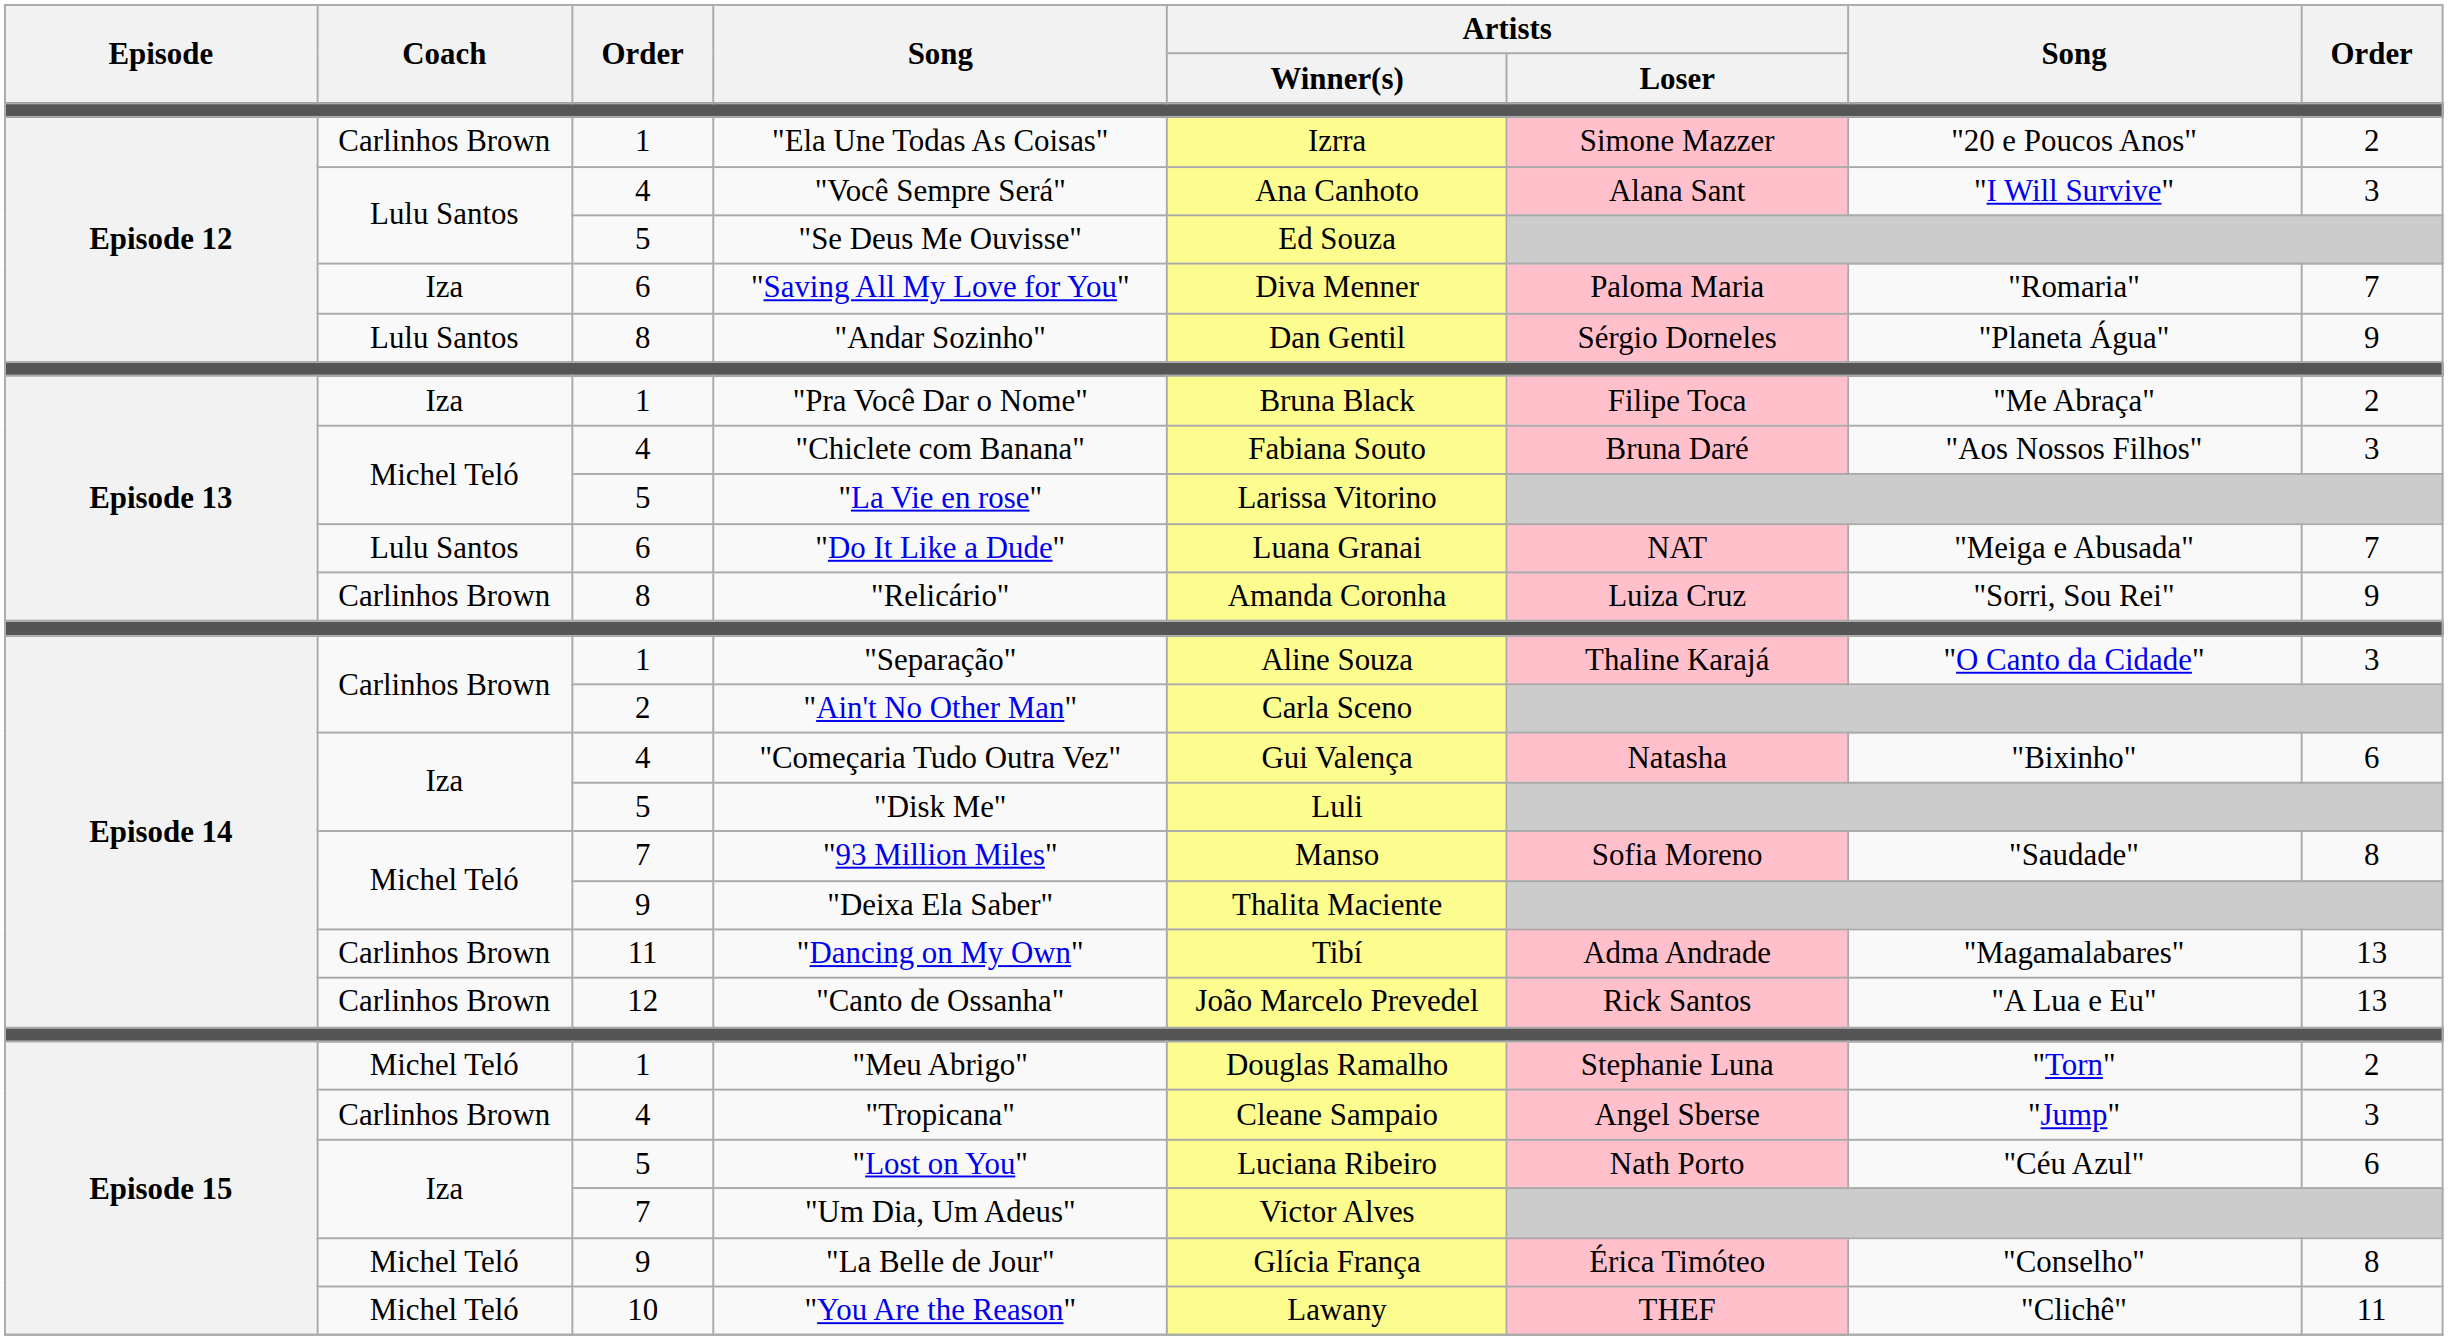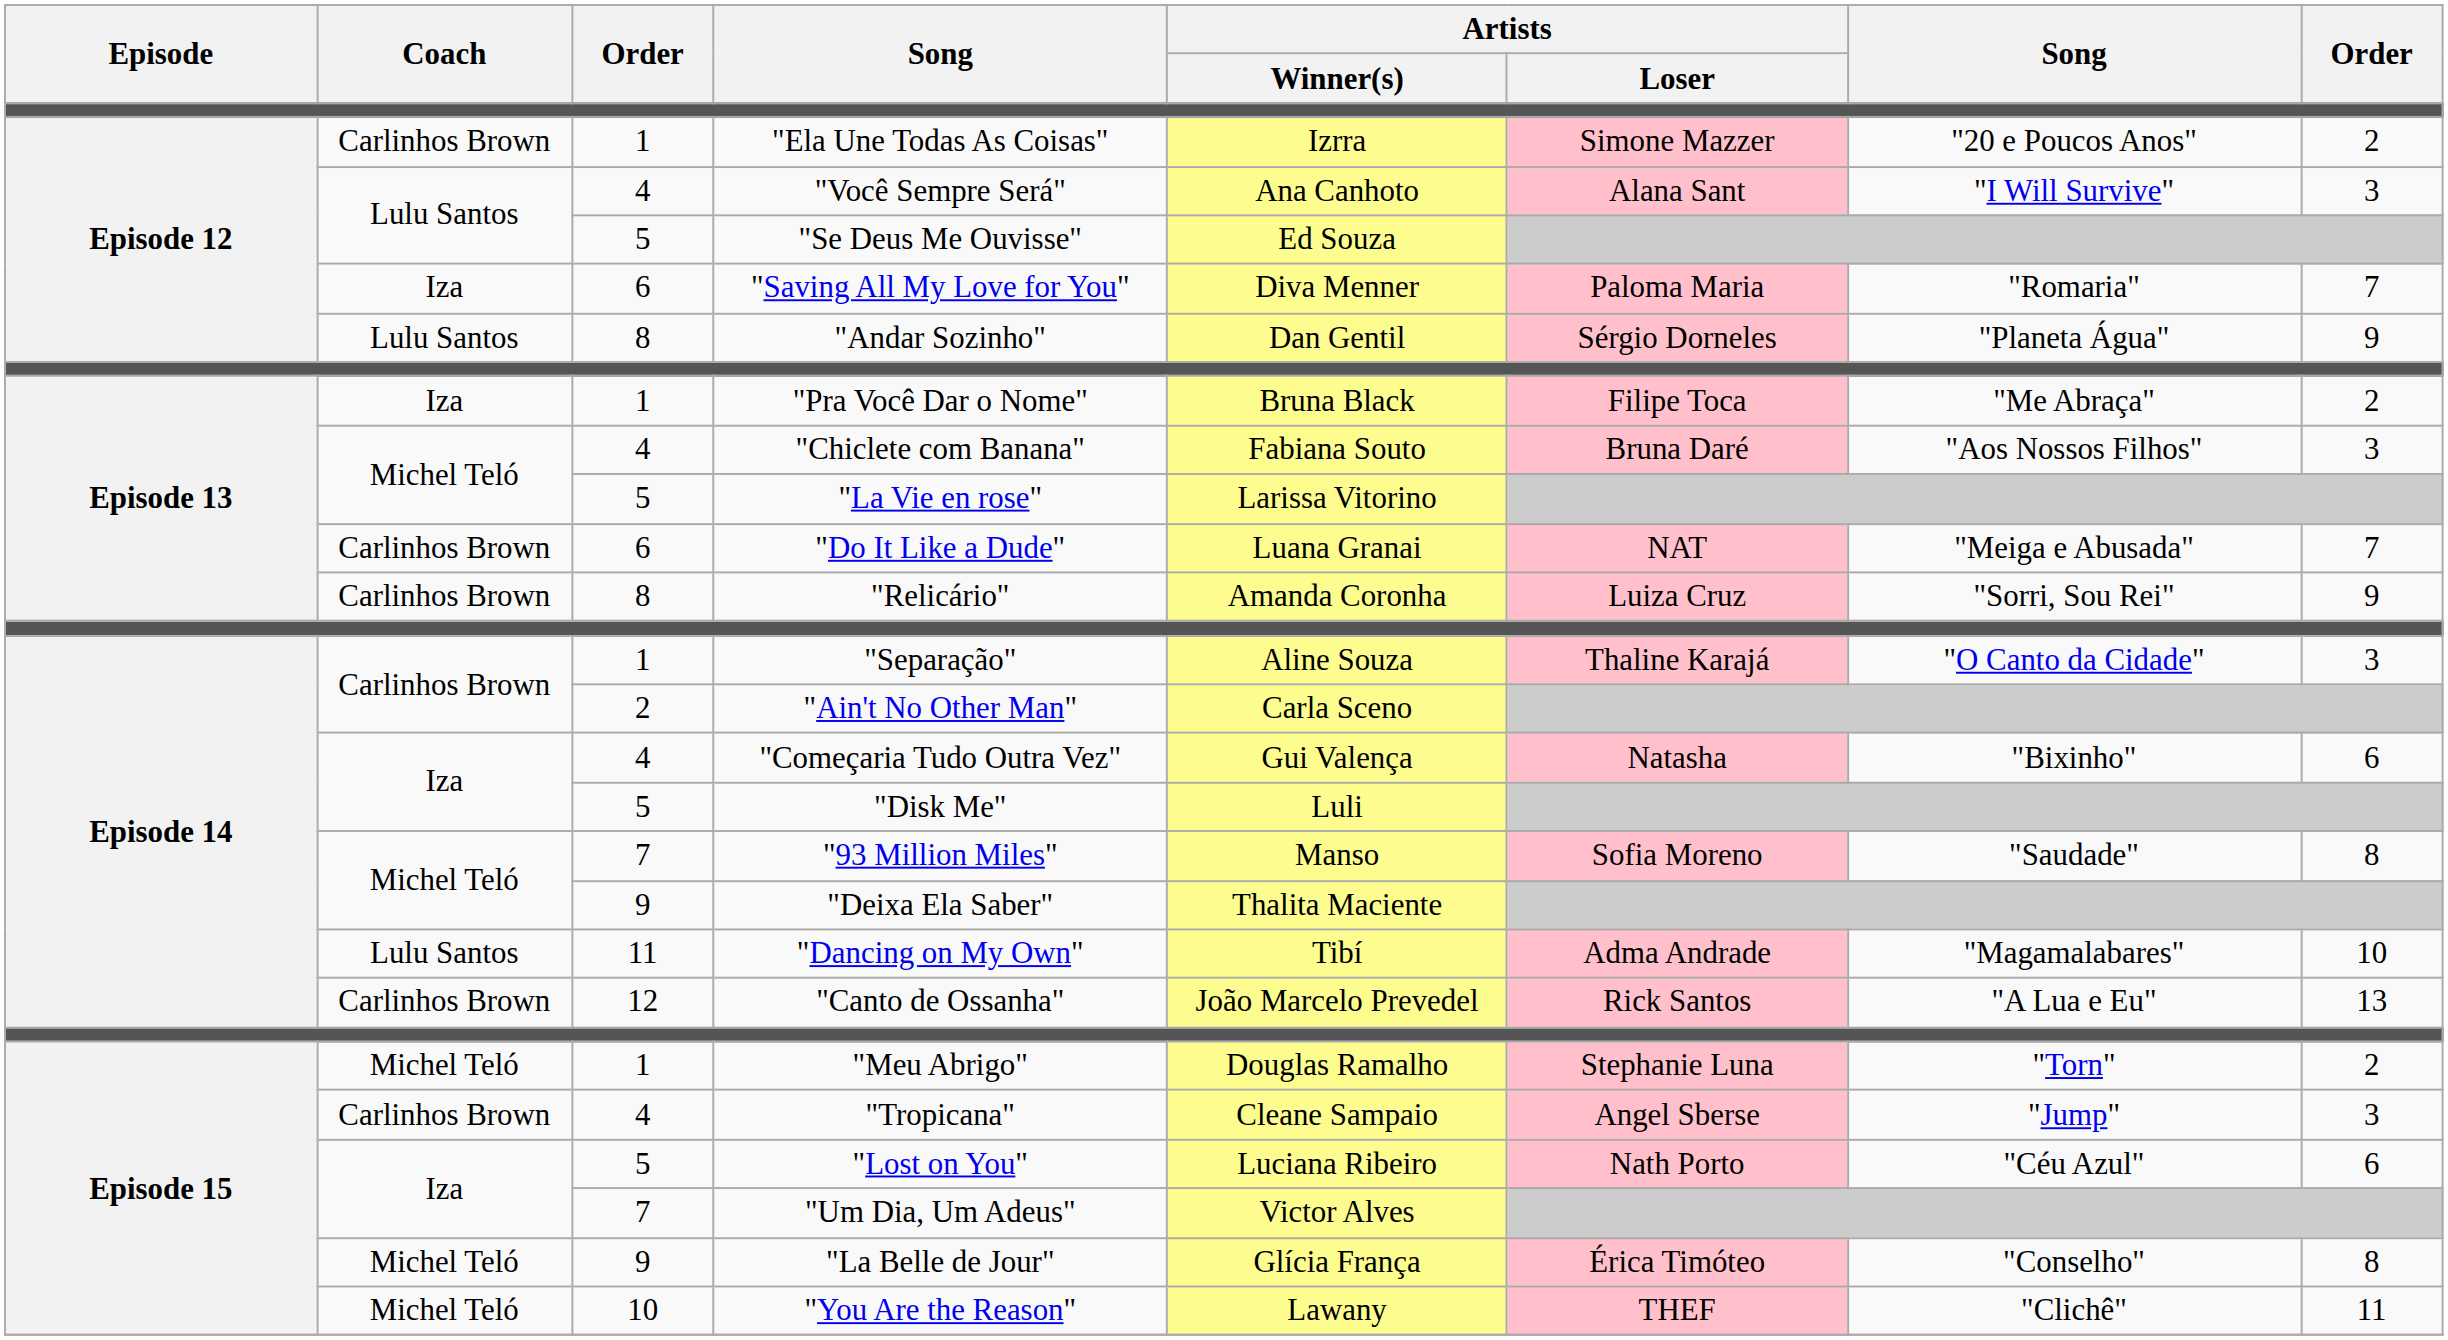(444, 547) Lulu Santos -> (444, 547) Carlinhos Brown
(444, 953) Carlinhos Brown -> (444, 953) Lulu Santos
(2372, 953) 13 -> (2372, 953) 10
